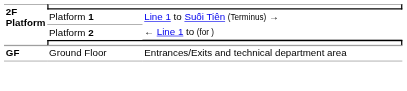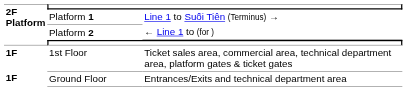+ row: (68, 52)
(13, 53) GF -> (12, 78) 1F
